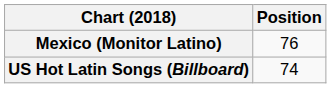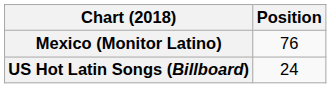(289, 69) 74 -> (289, 69) 24
